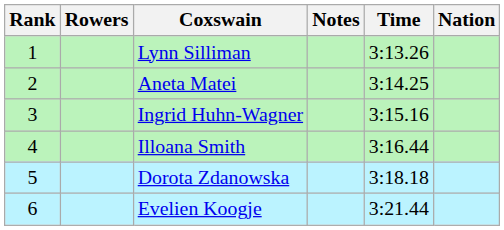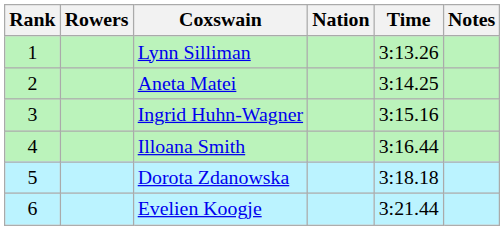columns swapped: (467, 20) <-> (336, 20)
